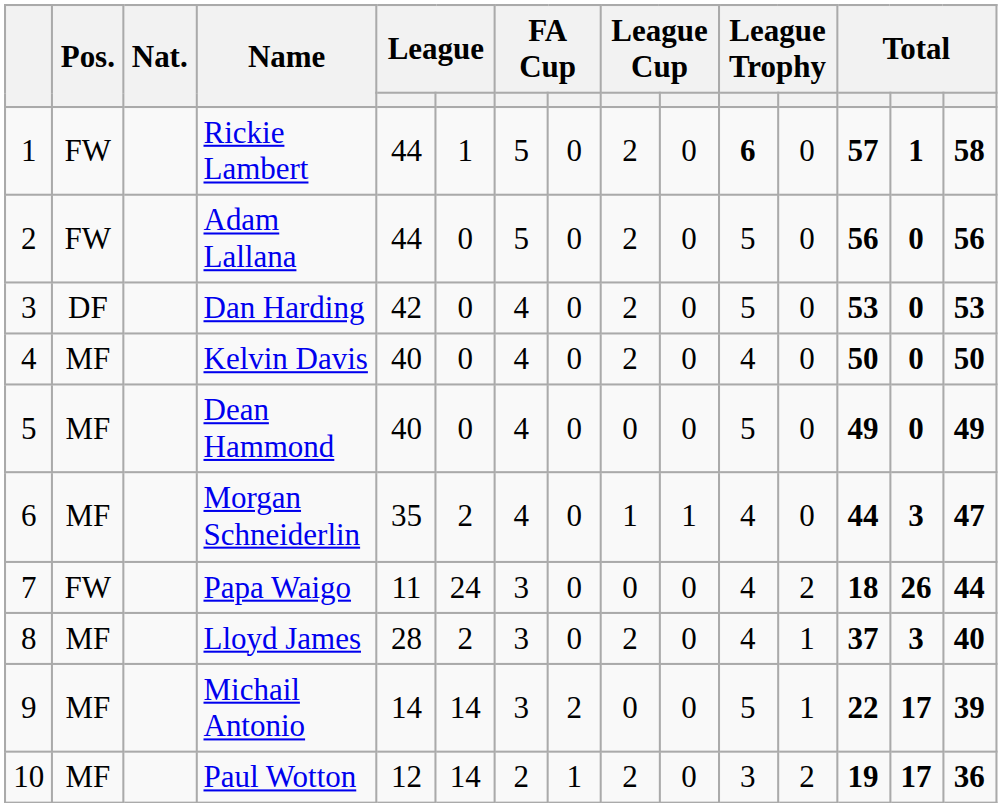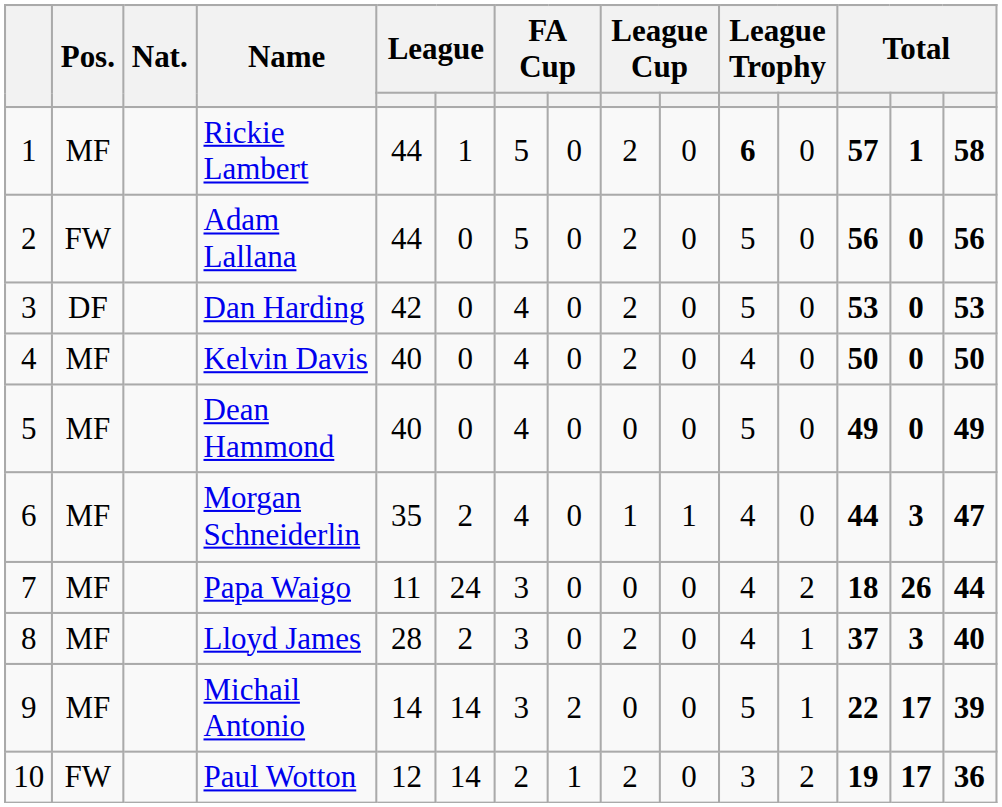(88, 150) FW -> (88, 150) MF
(88, 586) FW -> (88, 586) MF
(88, 776) MF -> (88, 776) FW
